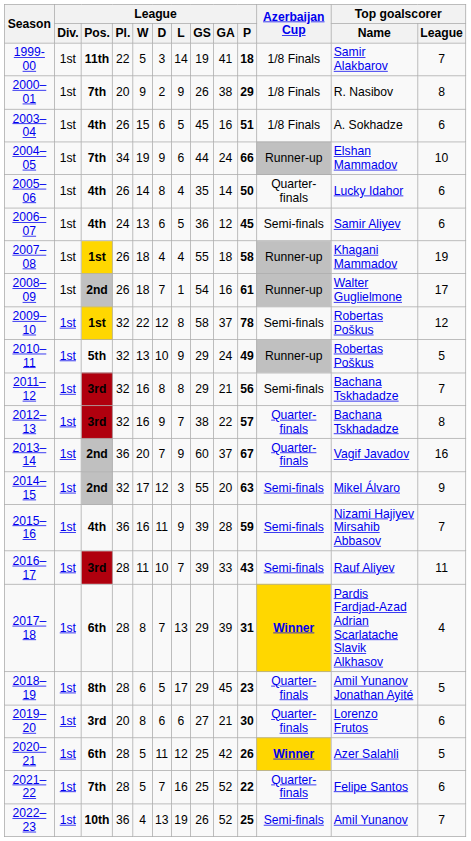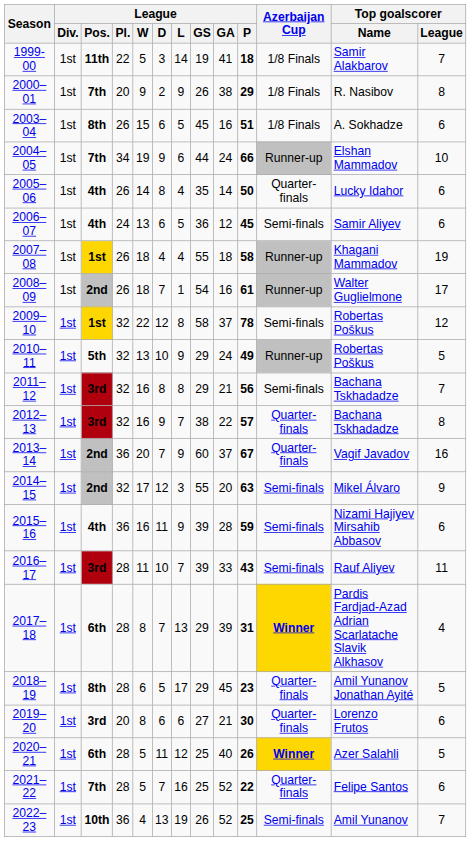(97, 125) 4th -> (97, 125) 8th
(442, 527) 7 -> (442, 527) 6
(226, 754) 42 -> (226, 754) 40
